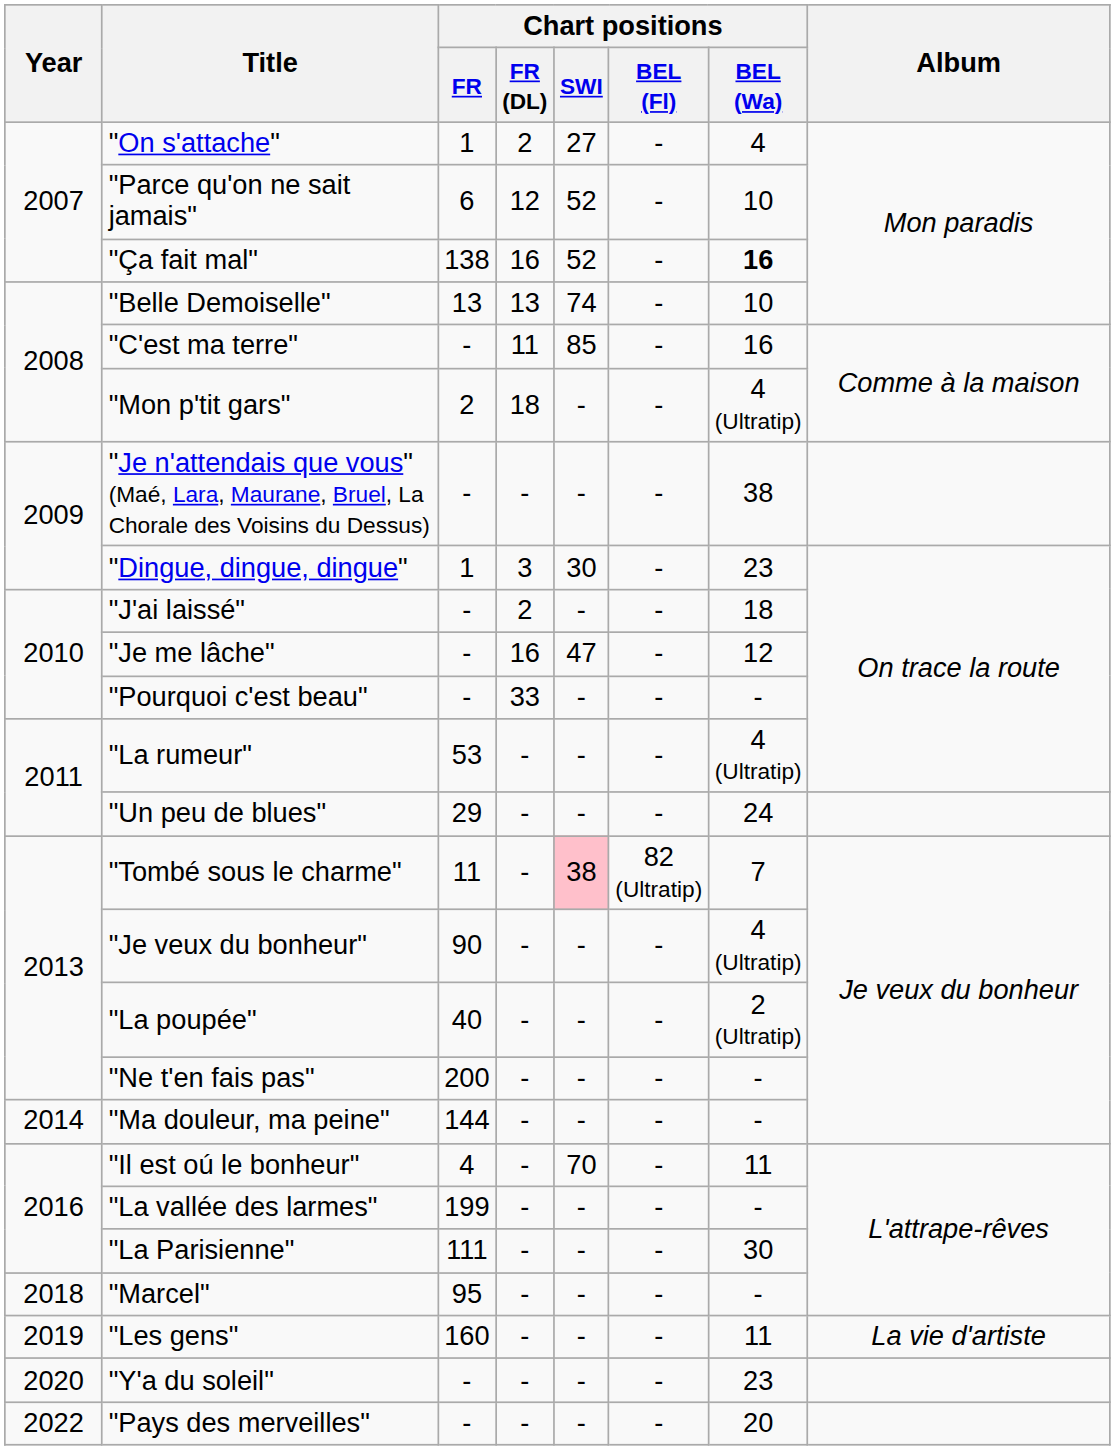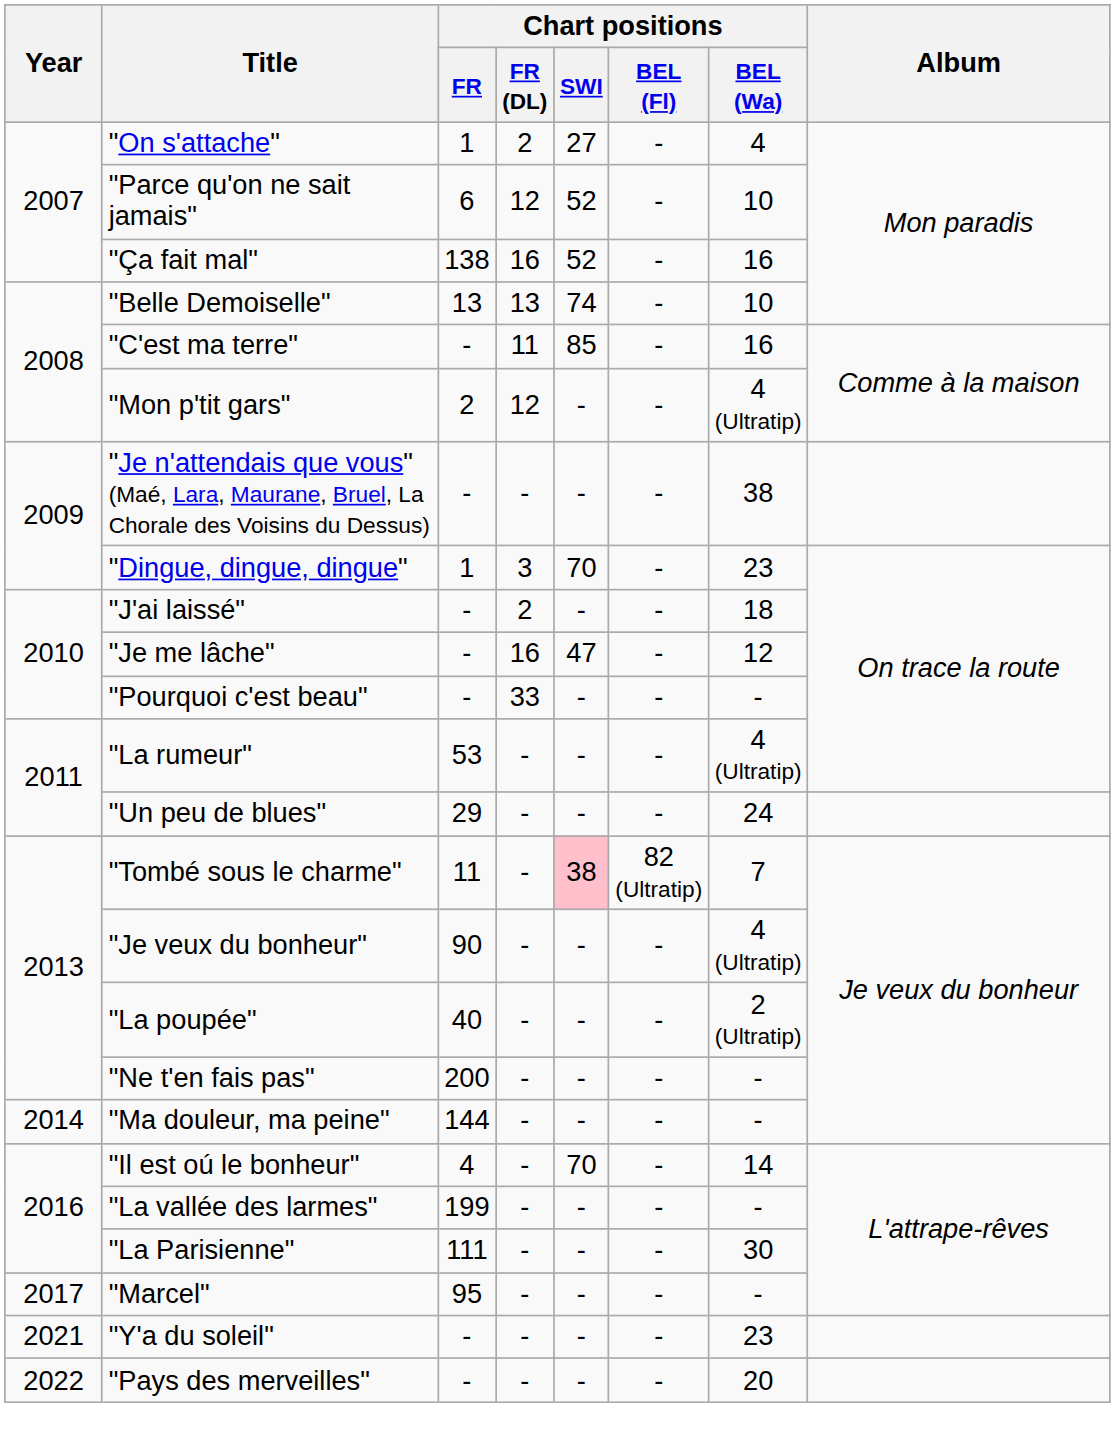(758, 259) bold -> (758, 259) normal
(525, 404) 18 -> (525, 404) 12
(581, 567) 30 -> (581, 567) 70
(758, 1164) 11 -> (758, 1164) 14
(54, 1293) 2018 -> (54, 1293) 2017
- row: (174, 1336)
(54, 1379) 2020 -> (54, 1336) 2021
